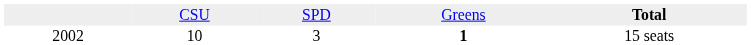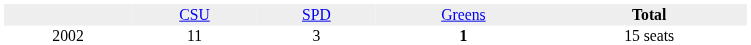(195, 36) 10 -> (195, 36) 11
